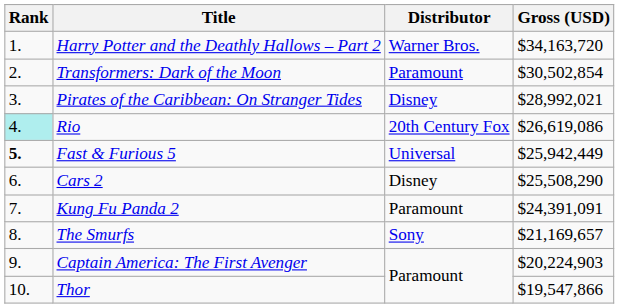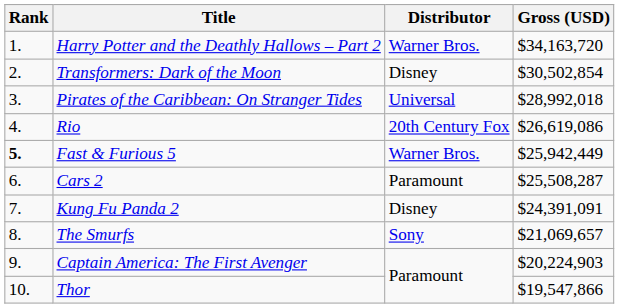(426, 72) Paramount -> (413, 72) Disney
(413, 99) Disney -> (422, 99) Universal
(560, 99) $28,992,021 -> (560, 99) $28,992,018
(15, 126) paleturquoise background -> (15, 126) no background
(422, 153) Universal -> (434, 153) Warner Bros.
(413, 180) Disney -> (426, 180) Paramount
(560, 180) $25,508,290 -> (560, 180) $25,508,287
(426, 208) Paramount -> (413, 208) Disney
(560, 235) $21,169,657 -> (560, 235) $21,069,657
